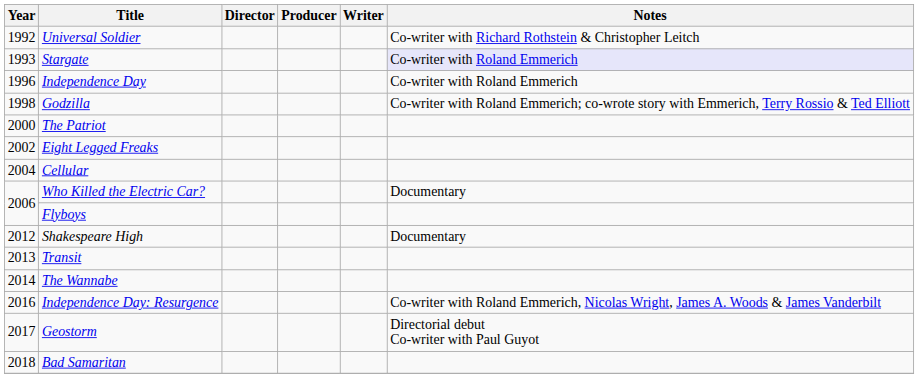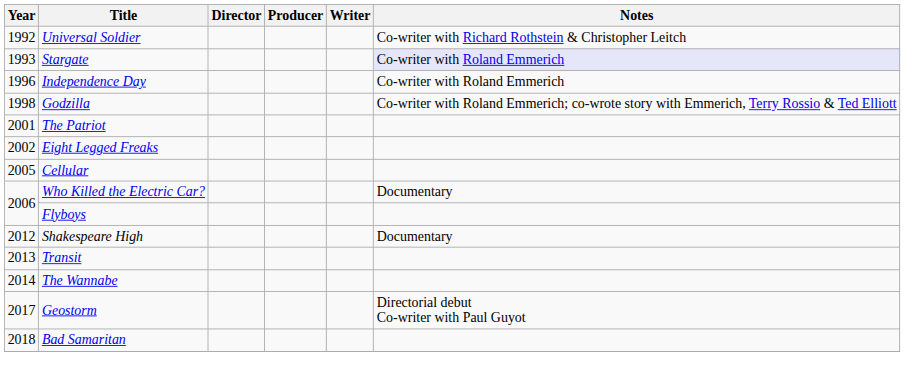(22, 125) 2000 -> (22, 125) 2001
(22, 170) 2004 -> (22, 170) 2005
- row: (130, 302)
